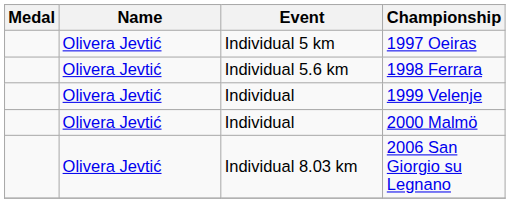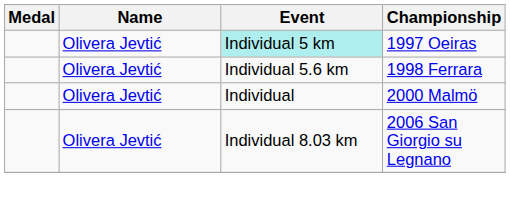(280, 43) no background -> (280, 43) paleturquoise background
- row: (434, 95)
